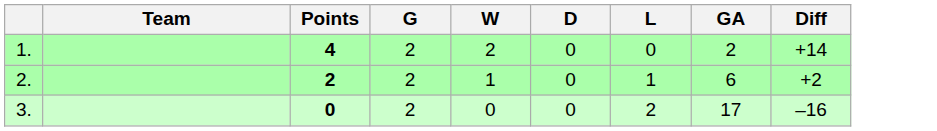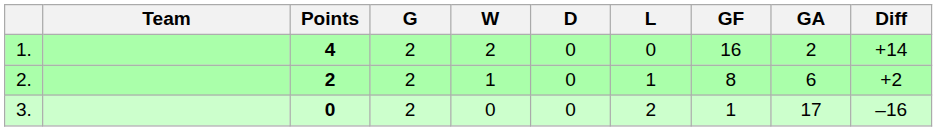+ column: (731, 19)
